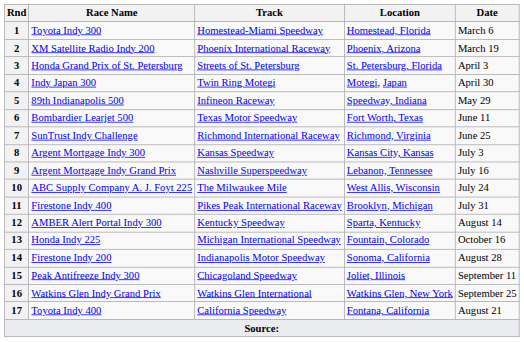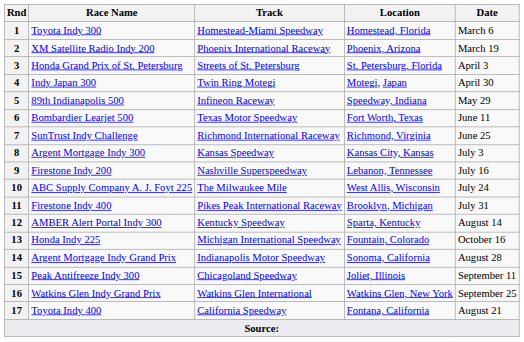(104, 170) Argent Mortgage Indy Grand Prix -> (71, 170) Firestone Indy 200
(71, 257) Firestone Indy 200 -> (104, 257) Argent Mortgage Indy Grand Prix
